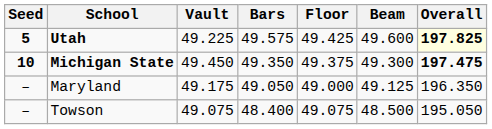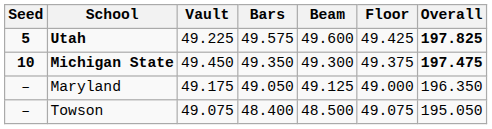columns swapped: (387, 17) <-> (327, 17)
(452, 41) lightyellow background -> (452, 41) no background
